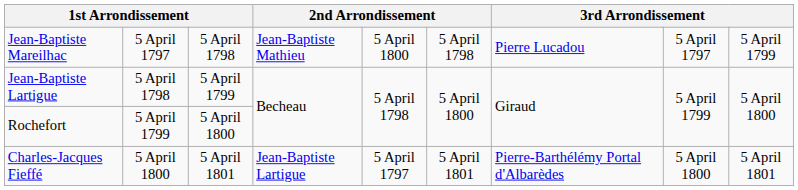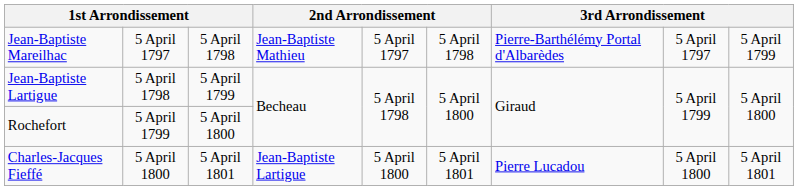(394, 47) 5 April 1800 -> (394, 47) 5 April 1797
(540, 47) Pierre Lucadou -> (568, 47) Pierre-Barthélémy Portal d'Albarèdes
(394, 165) 5 April 1797 -> (394, 165) 5 April 1800
(568, 165) Pierre-Barthélémy Portal d'Albarèdes -> (540, 165) Pierre Lucadou
